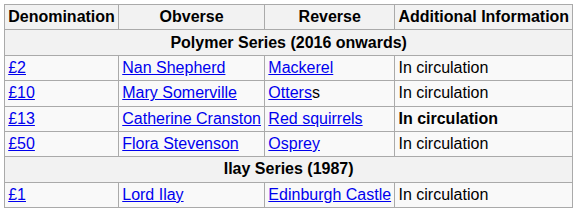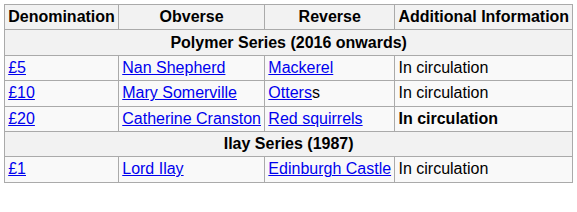(17, 67) £2 -> (17, 67) £5
(22, 118) £13 -> (22, 118) £20
- row: (180, 144)
